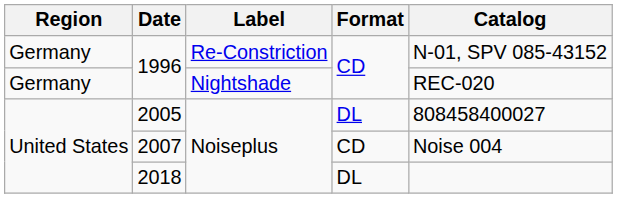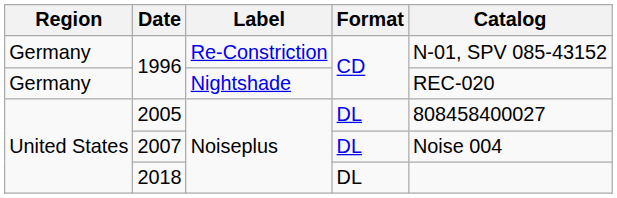(351, 146) CD -> (349, 146) DL
